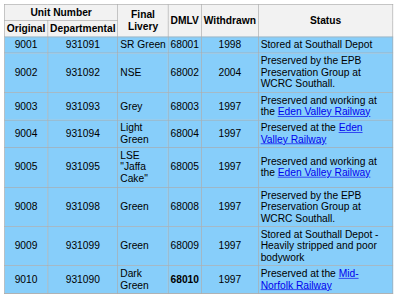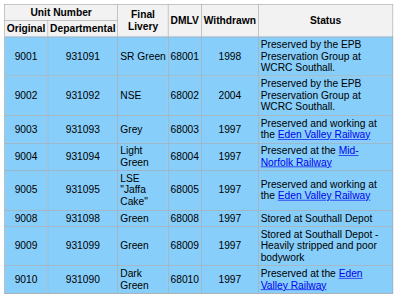(316, 45) Stored at Southall Depot -> (311, 56) Preserved by the EPB Preservation Group at WCRC Southall.
(312, 134) Preserved at the Eden Valley Railway -> (310, 157) Preserved at the Mid-Norfolk Railway
(311, 206) Preserved by the EPB Preservation Group at WCRC Southall. -> (316, 218) Stored at Southall Depot
(185, 279) bold -> (185, 279) normal
(310, 279) Preserved at the Mid-Norfolk Railway -> (312, 279) Preserved at the Eden Valley Railway
